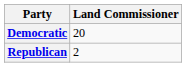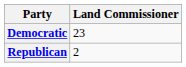(79, 33) 20 -> (79, 33) 23
